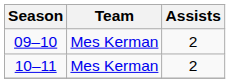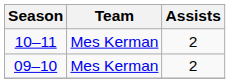rows swapped: (36, 41) <-> (36, 66)
